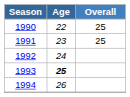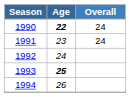(61, 27) normal -> (61, 27) bold
(100, 27) 25 -> (100, 27) 24
(100, 41) 25 -> (100, 41) 24
